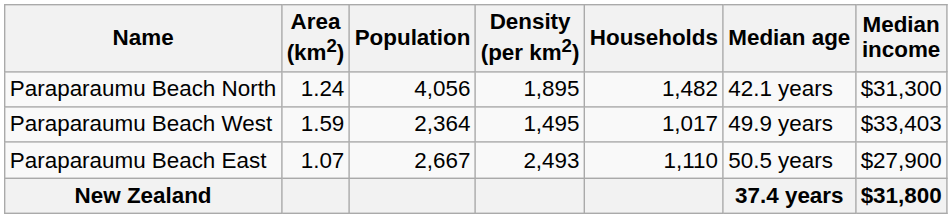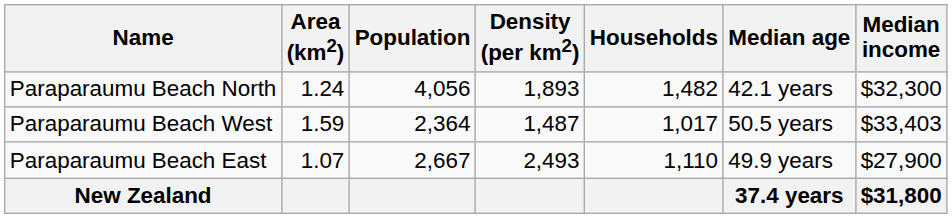(551, 89) 1,895 -> (551, 89) 1,893
(901, 89) $31,300 -> (901, 89) $32,300
(551, 124) 1,495 -> (551, 124) 1,487
(781, 124) 49.9 years -> (781, 124) 50.5 years
(781, 160) 50.5 years -> (781, 160) 49.9 years
